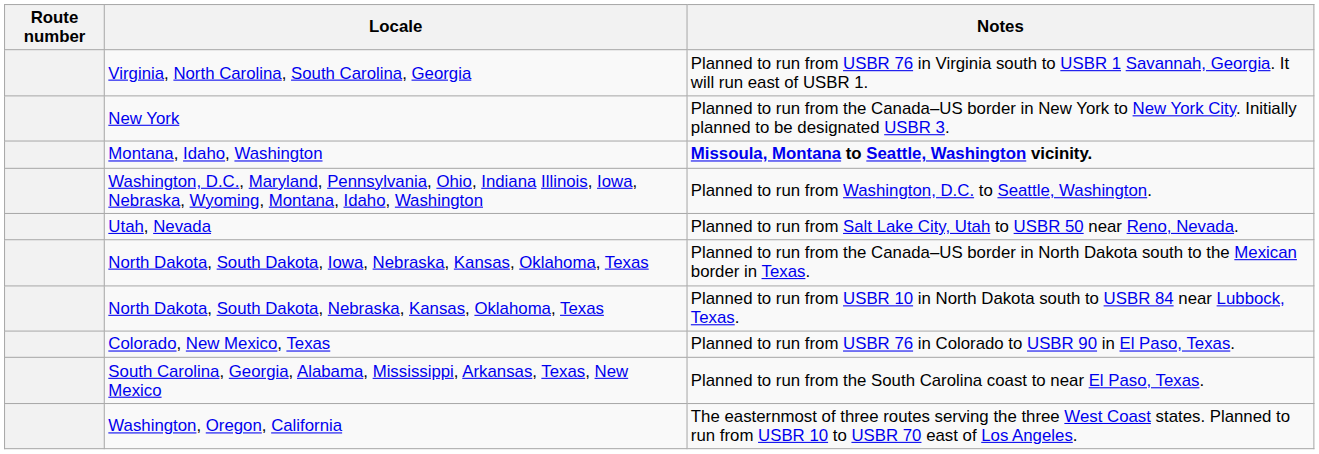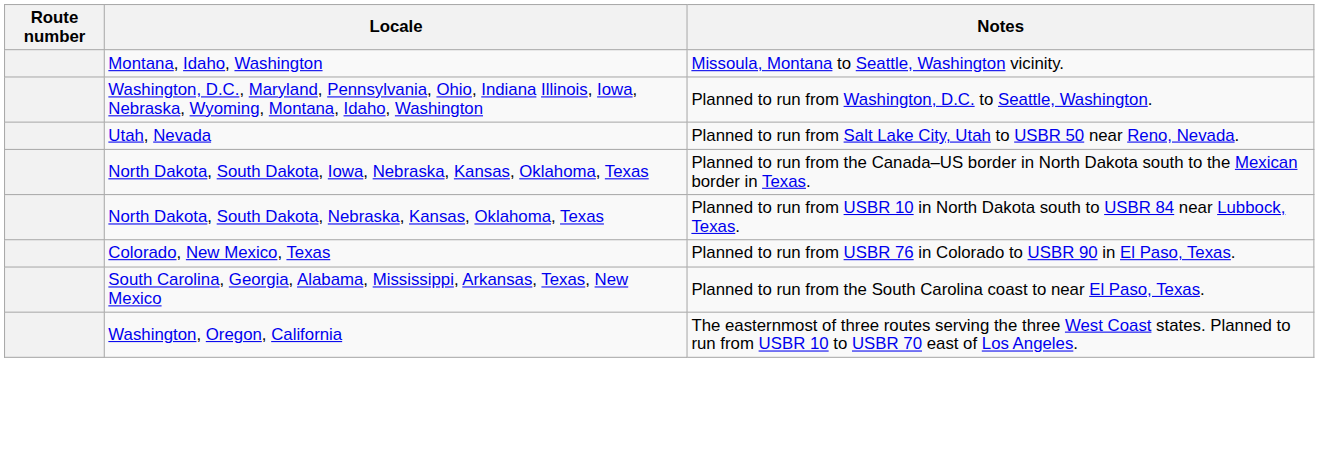- row: (290, 72)
- row: (144, 118)
(892, 154) bold -> (878, 63) normal
